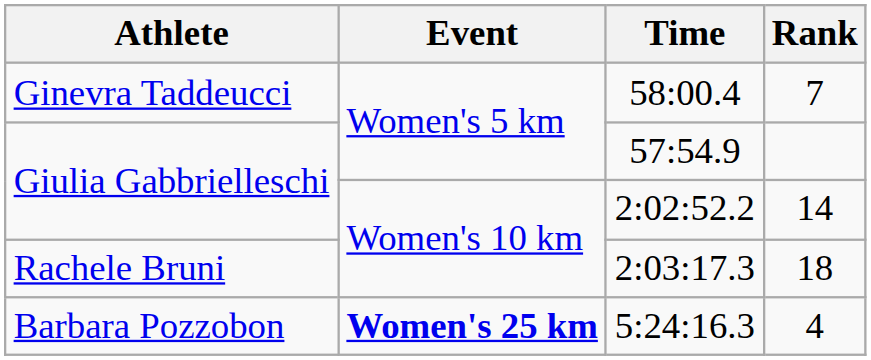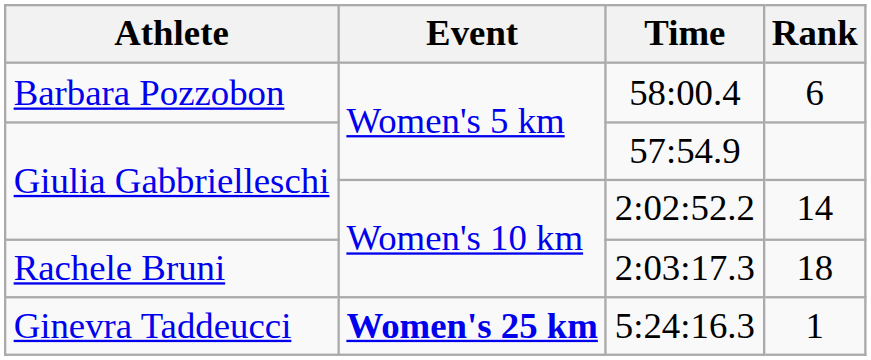(152, 92) Ginevra Taddeucci -> (149, 92) Barbara Pozzobon
(815, 92) 7 -> (815, 92) 6
(149, 325) Barbara Pozzobon -> (152, 325) Ginevra Taddeucci
(815, 325) 4 -> (815, 325) 1
